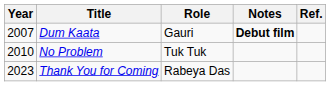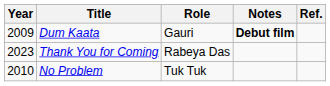(20, 33) 2007 -> (20, 33) 2009
rows swapped: (71, 52) <-> (99, 71)
